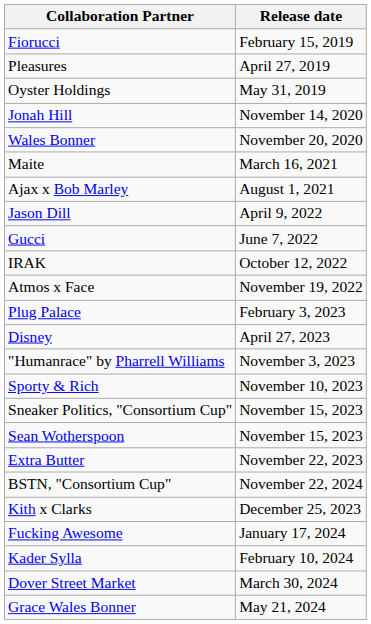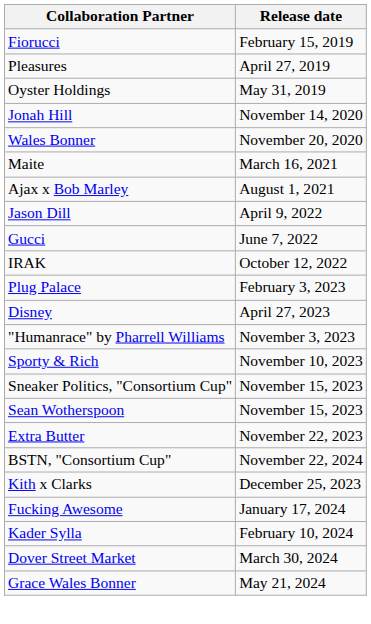- row: (51, 287)
